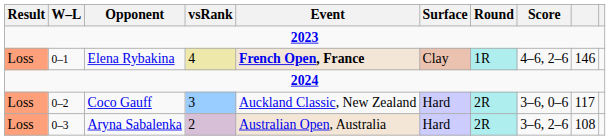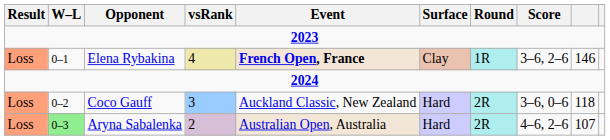(544, 59) 4–6, 2–6 -> (544, 59) 3–6, 2–6
(585, 102) 117 -> (585, 102) 118
(60, 125) no background -> (60, 125) lightgreen background
(544, 124) 3–6, 2–6 -> (544, 124) 4–6, 2–6
(585, 124) 108 -> (585, 124) 107
